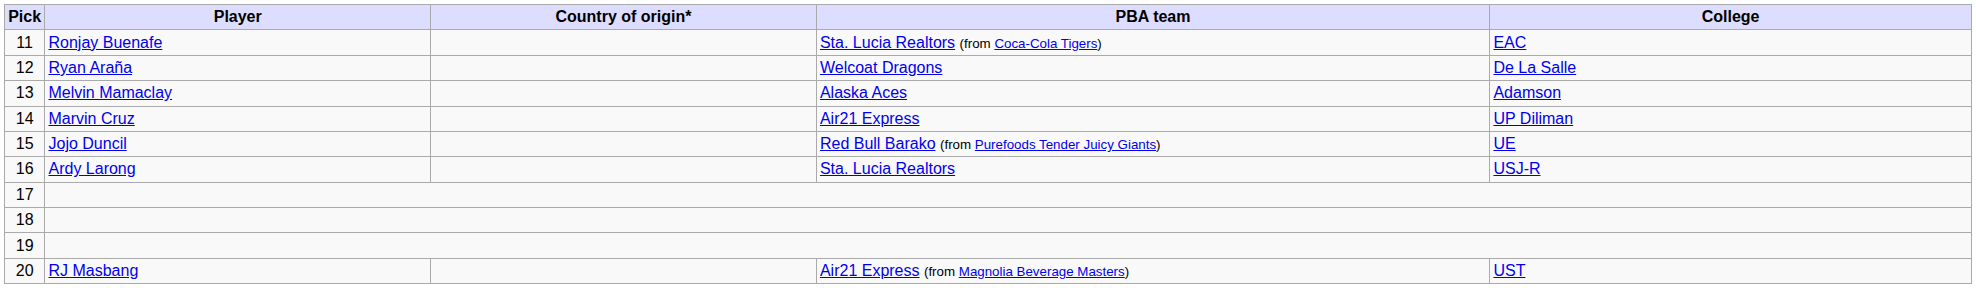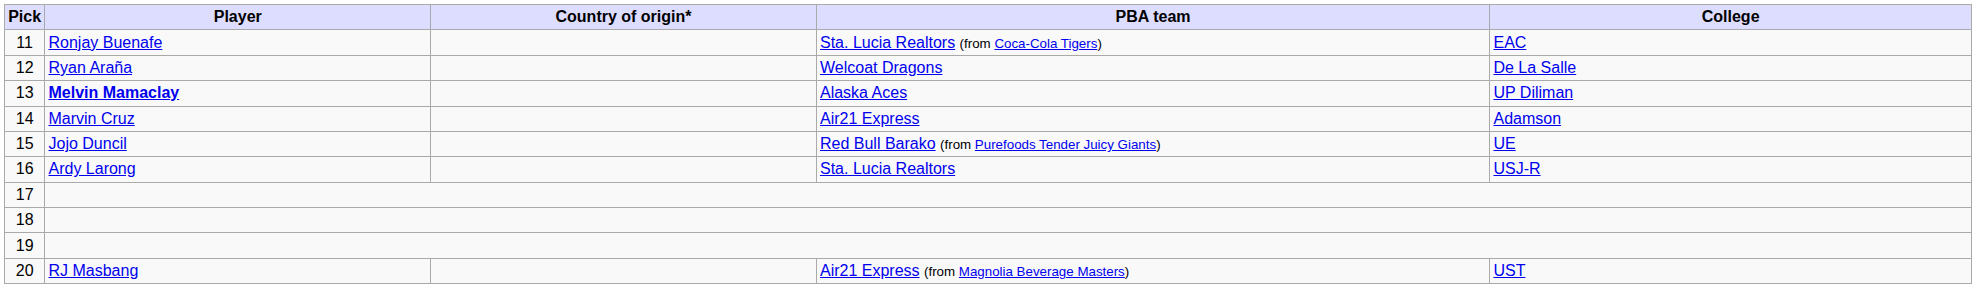(110, 93) normal -> (114, 93) bold
(1527, 93) Adamson -> (1533, 93) UP Diliman
(1533, 118) UP Diliman -> (1527, 118) Adamson
